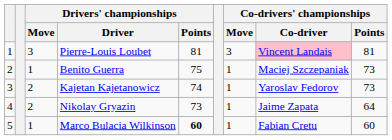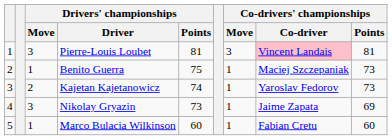(30, 106) 2 -> (30, 106) 3
(369, 106) 64 -> (369, 106) 69
(196, 125) bold -> (196, 125) normal
